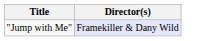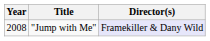+ column: (17, 12)
